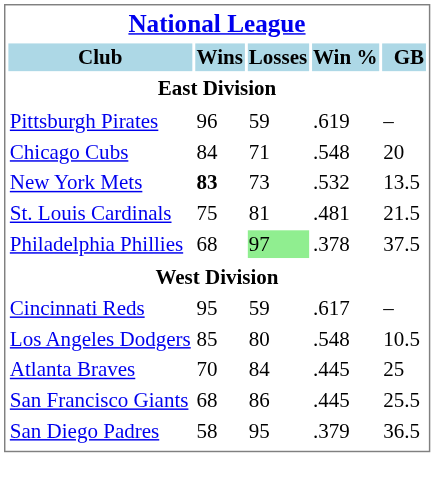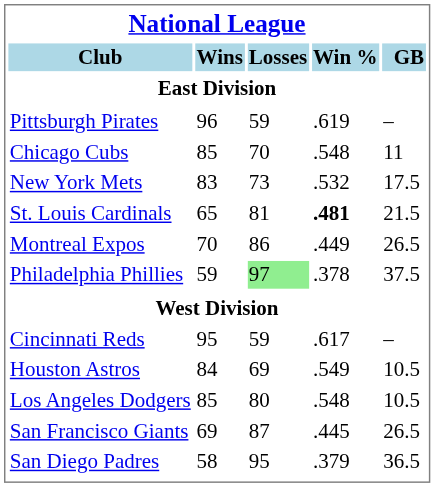(207, 151) 84 -> (207, 151) 85
(259, 151) 71 -> (259, 151) 70
(394, 151) 20 -> (393, 151) 11
(207, 182) bold -> (207, 182) normal
(402, 182) 13.5 -> (402, 182) 17.5
(207, 213) 75 -> (207, 213) 65
(331, 213) normal -> (331, 213) bold
+ row: (77, 243)
(207, 243) 68 -> (207, 274) 59
+ row: (75, 369)
- row: (73, 369)
(207, 400) 68 -> (207, 430) 69
(259, 400) 86 -> (259, 430) 87
(402, 400) 25.5 -> (402, 430) 26.5
